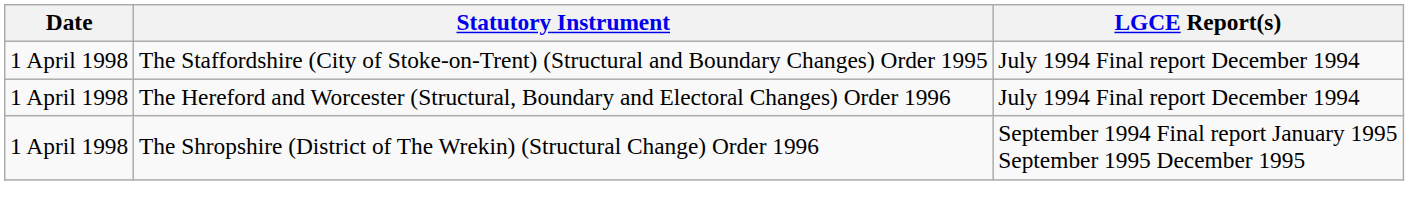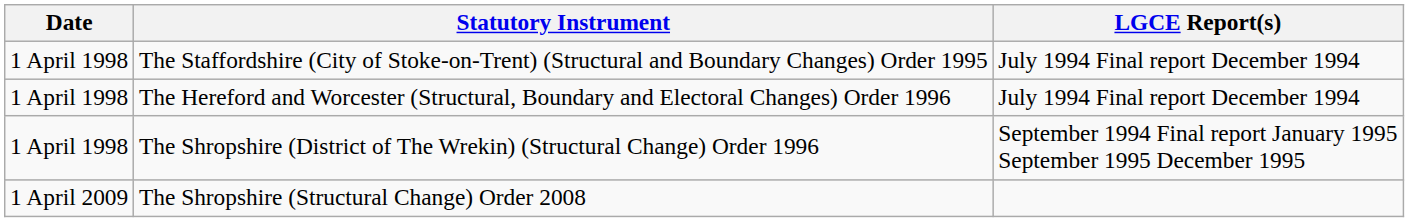+ row: (362, 197)
